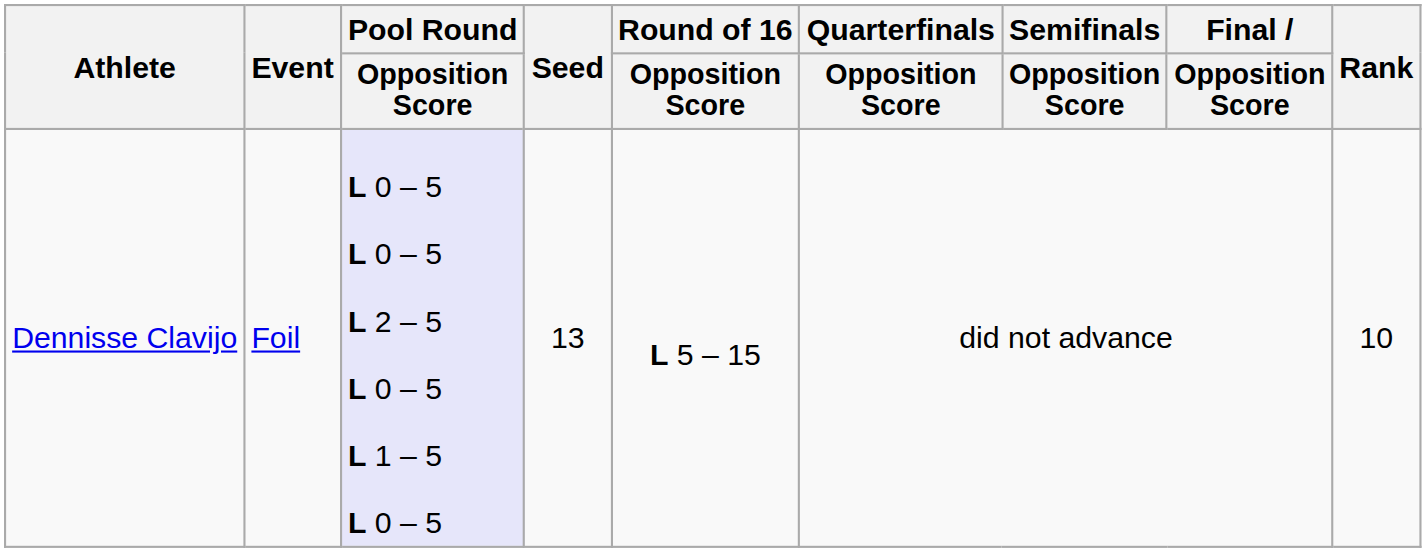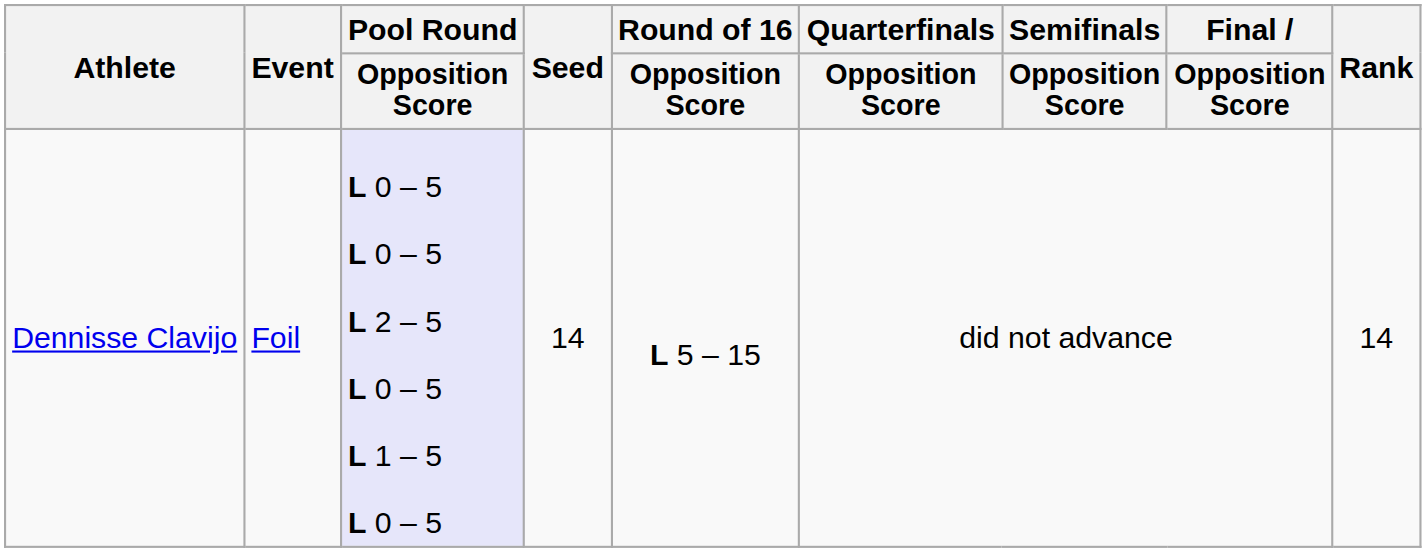(568, 338) 13 -> (568, 338) 14
(1376, 338) 10 -> (1376, 338) 14
